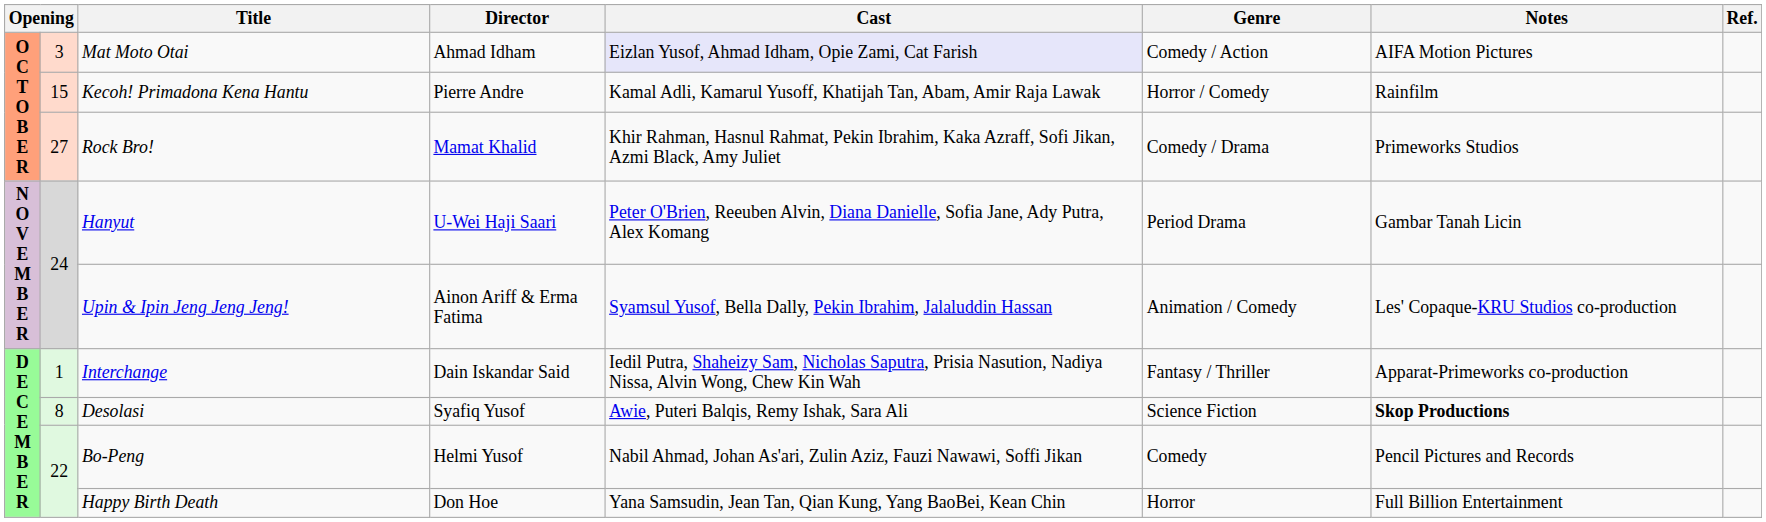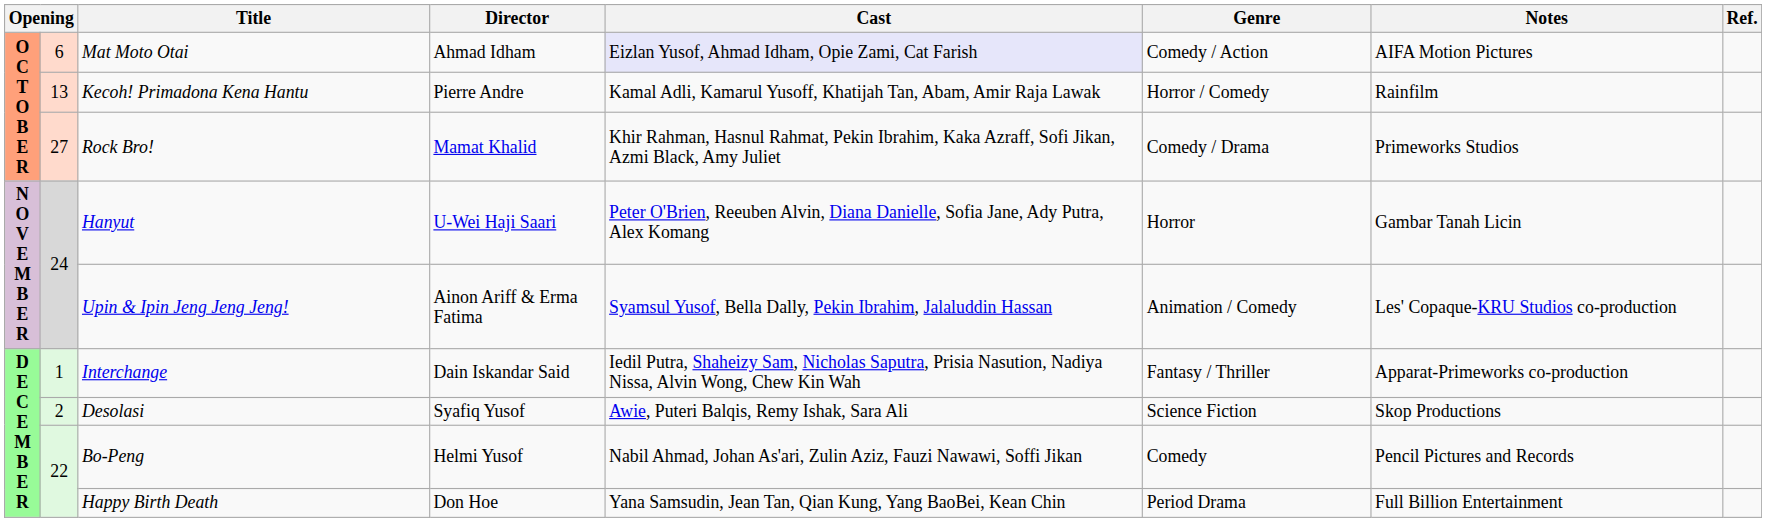(59, 52) 3 -> (59, 52) 6
(59, 92) 15 -> (59, 92) 13
(1196, 222) Period Drama -> (1171, 222) Horror
(59, 410) 8 -> (59, 410) 2
(1442, 410) bold -> (1438, 410) normal
(1171, 502) Horror -> (1196, 502) Period Drama
